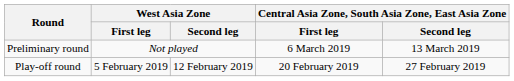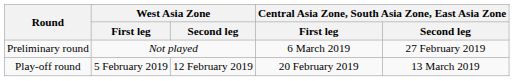(445, 48) 13 March 2019 -> (445, 48) 27 February 2019
(445, 66) 27 February 2019 -> (445, 66) 13 March 2019
